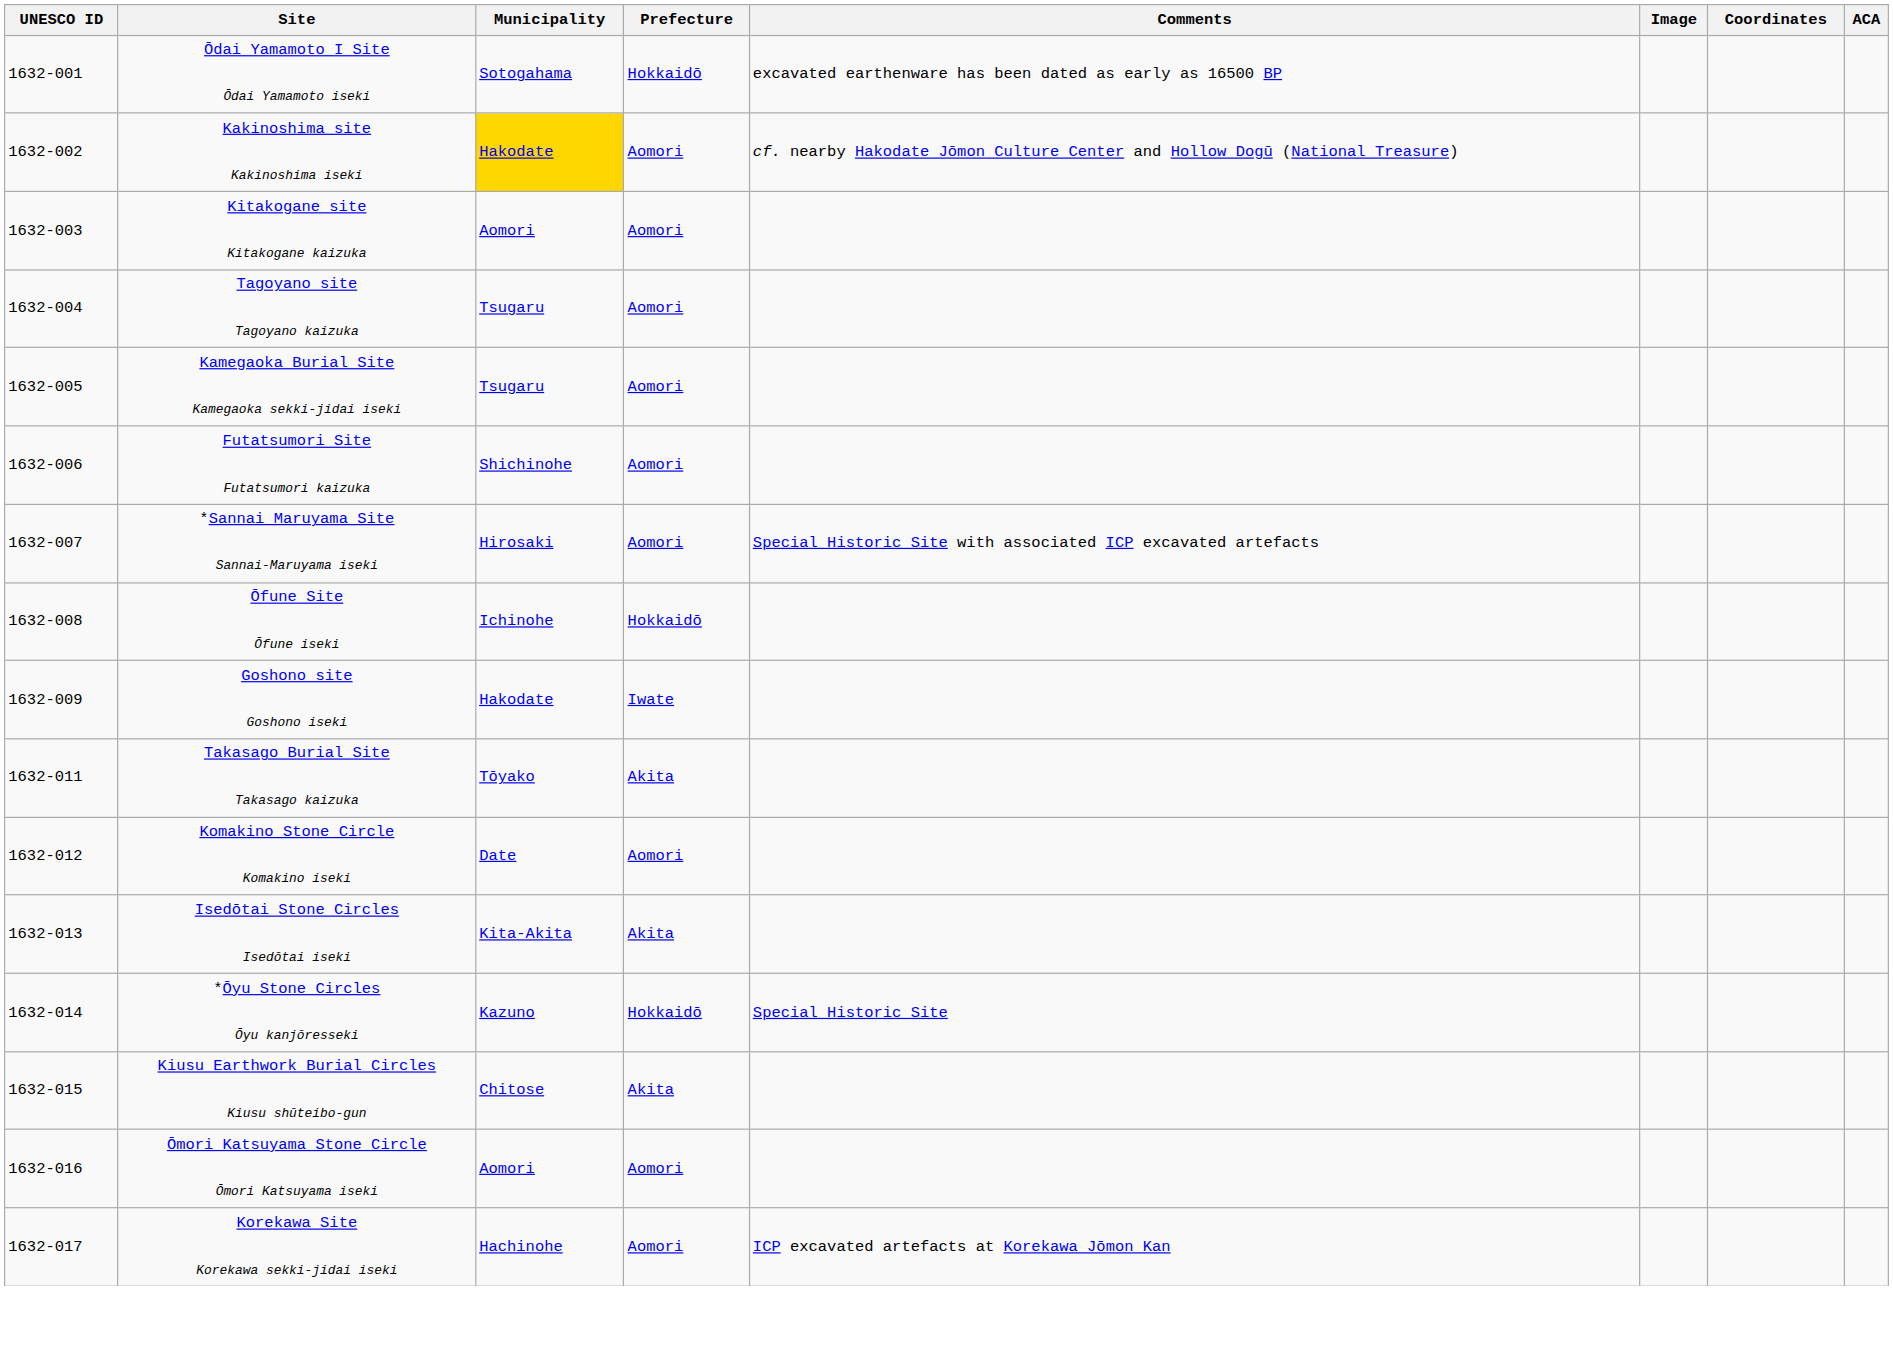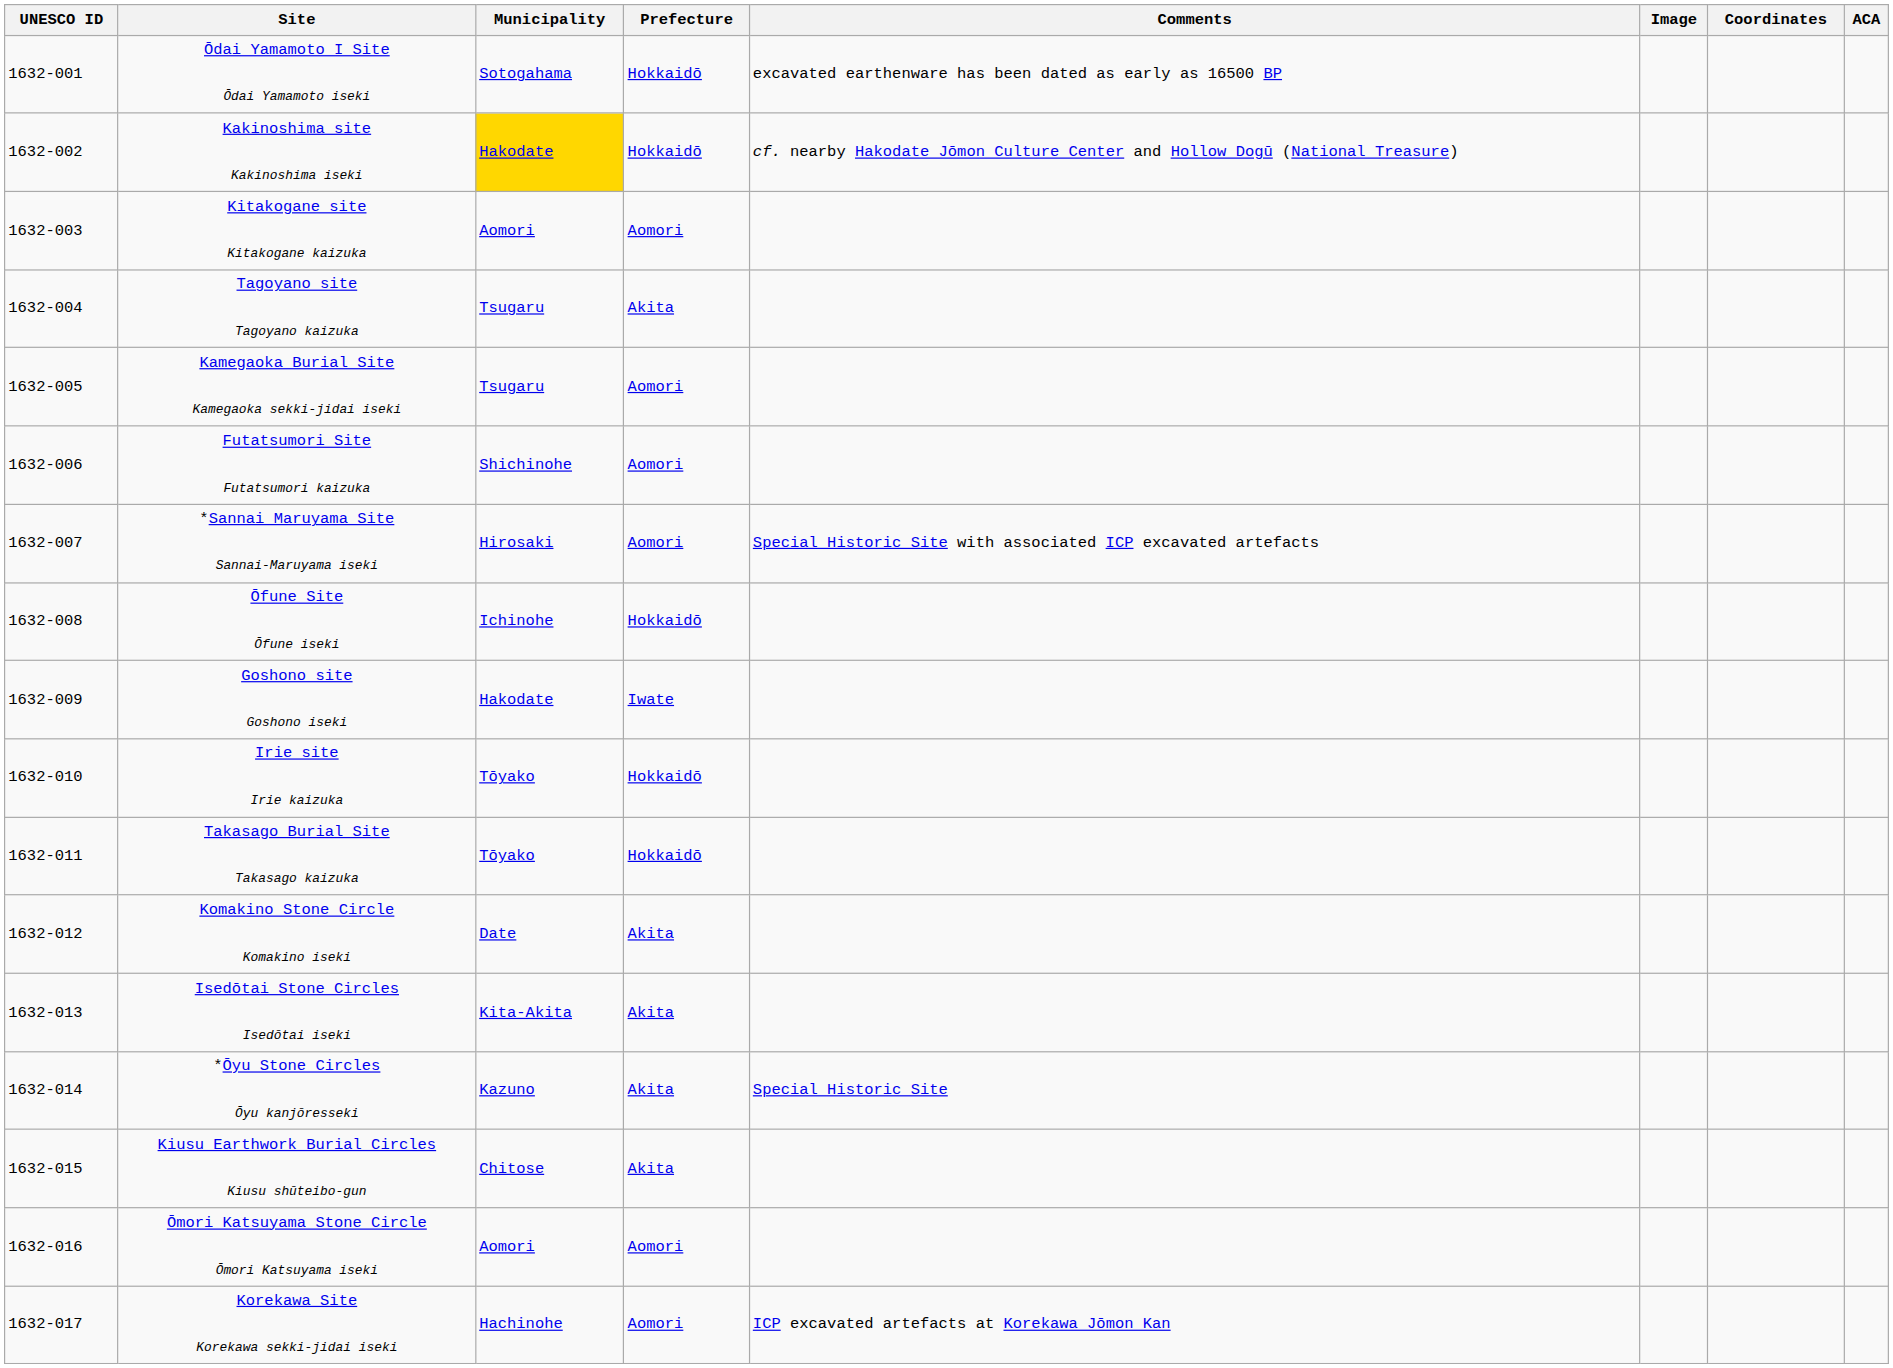(655, 152) Aomori -> (665, 152) Hokkaidō
(655, 308) Aomori -> (651, 308) Akita
+ row: (297, 776)
(651, 777) Akita -> (665, 856) Hokkaidō
(655, 856) Aomori -> (651, 934) Akita
(665, 1012) Hokkaidō -> (651, 1090) Akita
